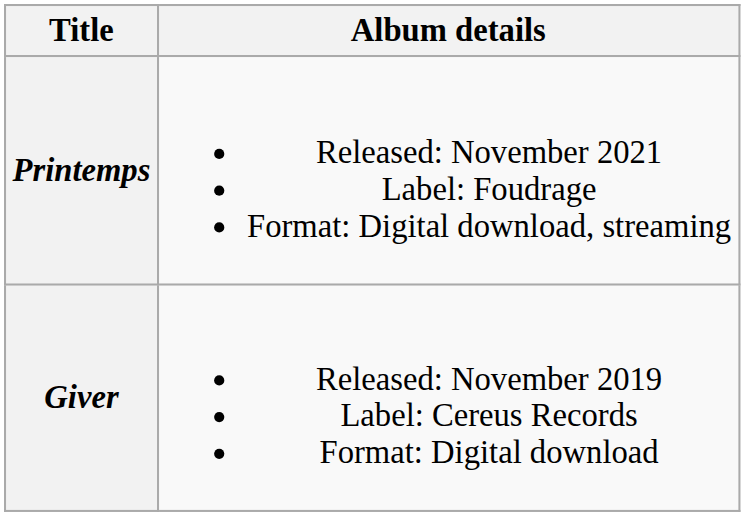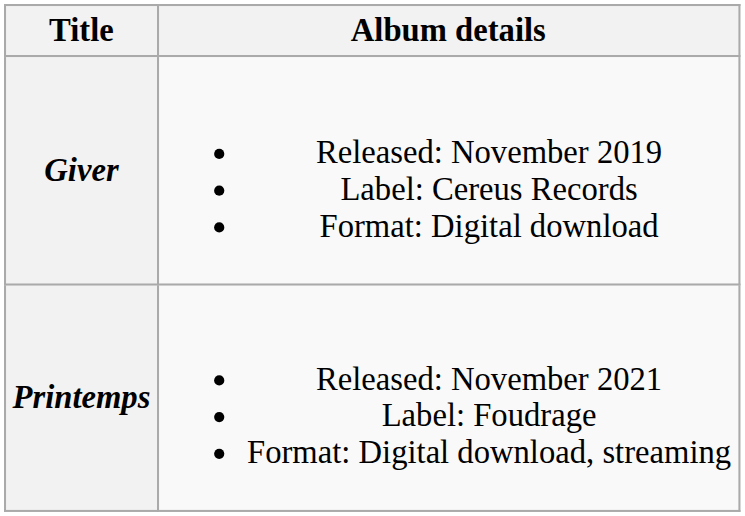rows swapped: (81, 397) <-> (81, 169)
